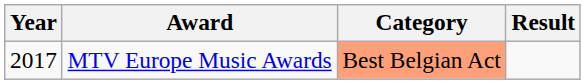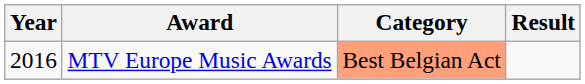(33, 60) 2017 -> (33, 60) 2016
